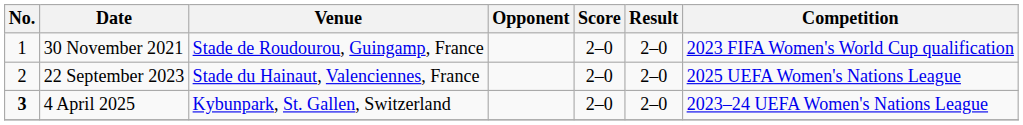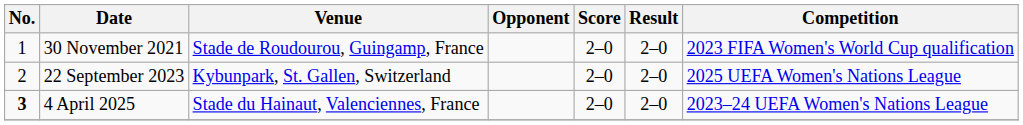(336, 76) Stade du Hainaut, Valenciennes, France -> (322, 76) Kybunpark, St. Gallen, Switzerland
(322, 104) Kybunpark, St. Gallen, Switzerland -> (336, 104) Stade du Hainaut, Valenciennes, France
